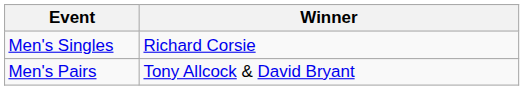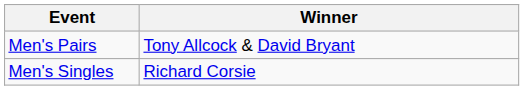rows swapped: (61, 44) <-> (52, 71)
